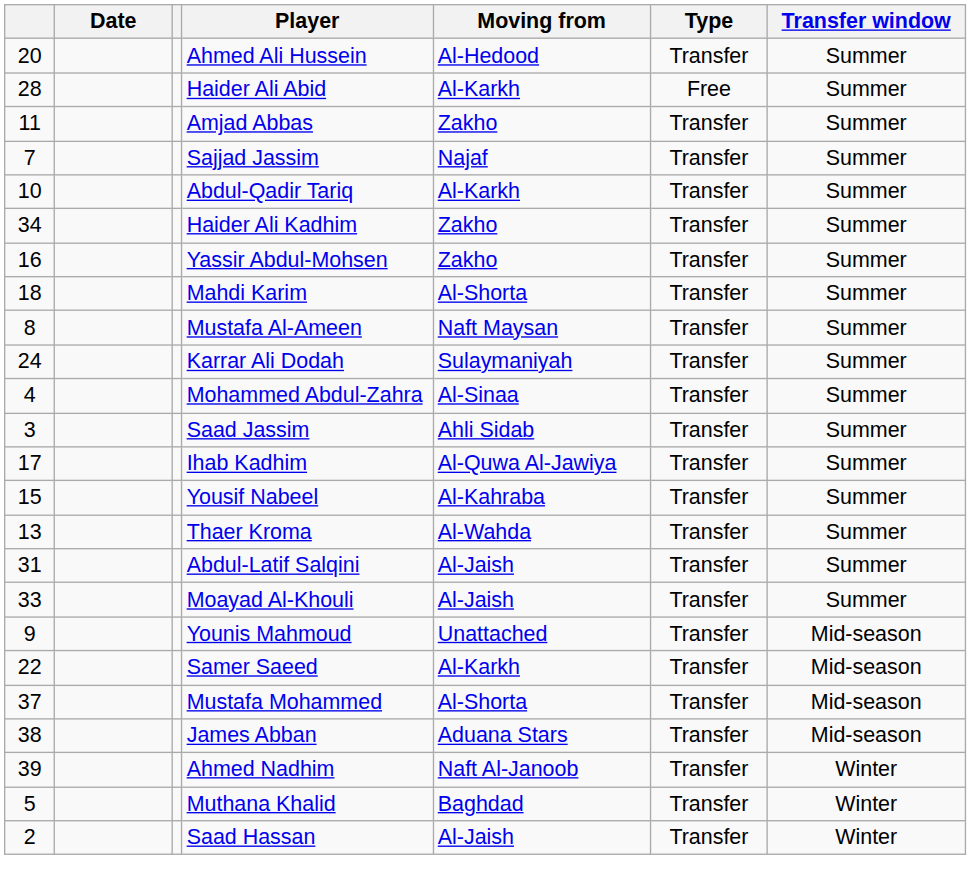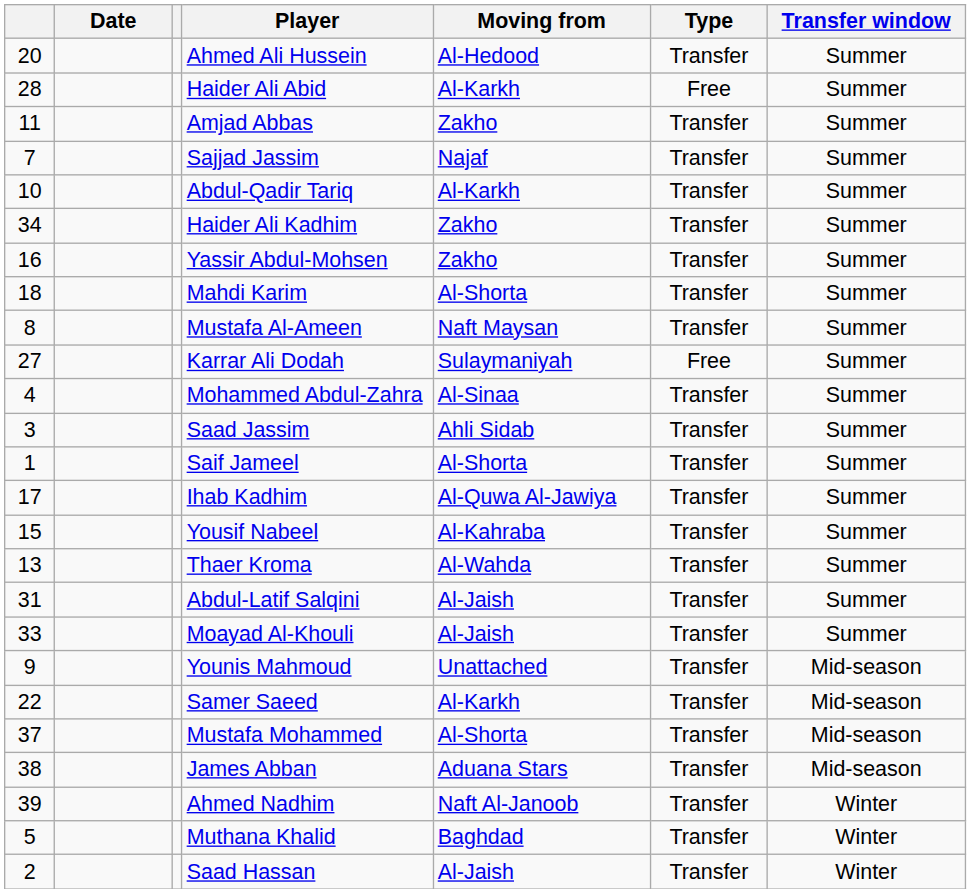(30, 361) 24 -> (30, 361) 27
(709, 361) Transfer -> (709, 361) Free
+ row: (243, 463)
